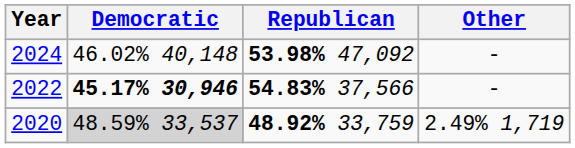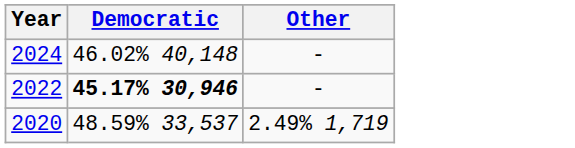- column: (331, 22)
(155, 125) lightgrey background -> (155, 125) no background
